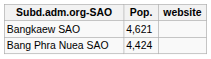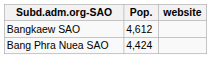(139, 29) 4,621 -> (139, 29) 4,612
